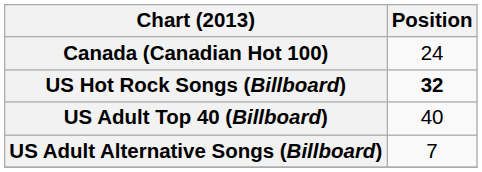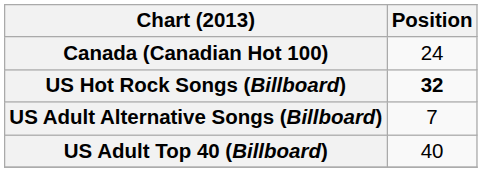rows swapped: (196, 150) <-> (196, 118)
